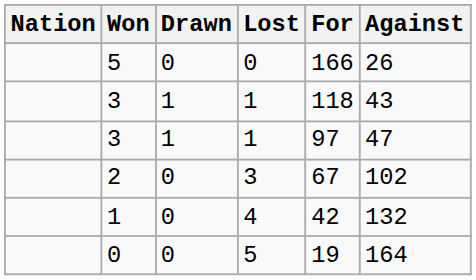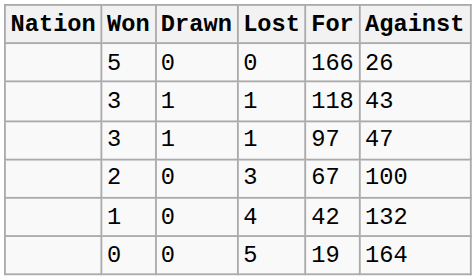(386, 178) 102 -> (386, 178) 100
